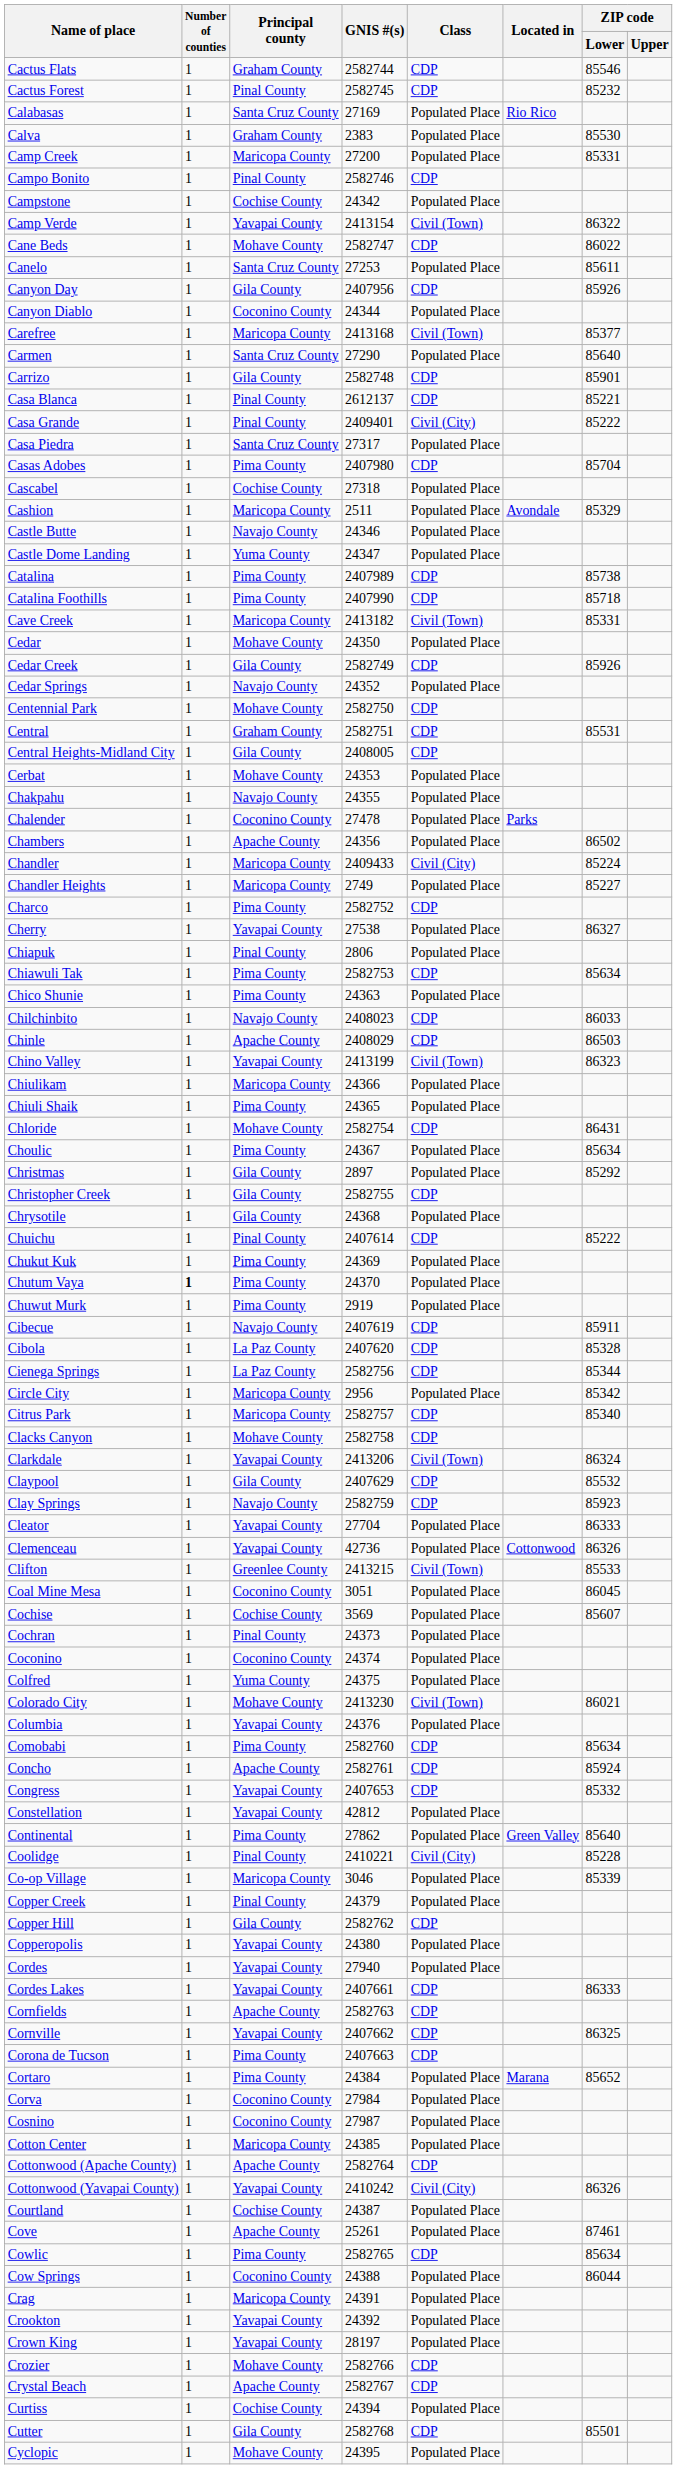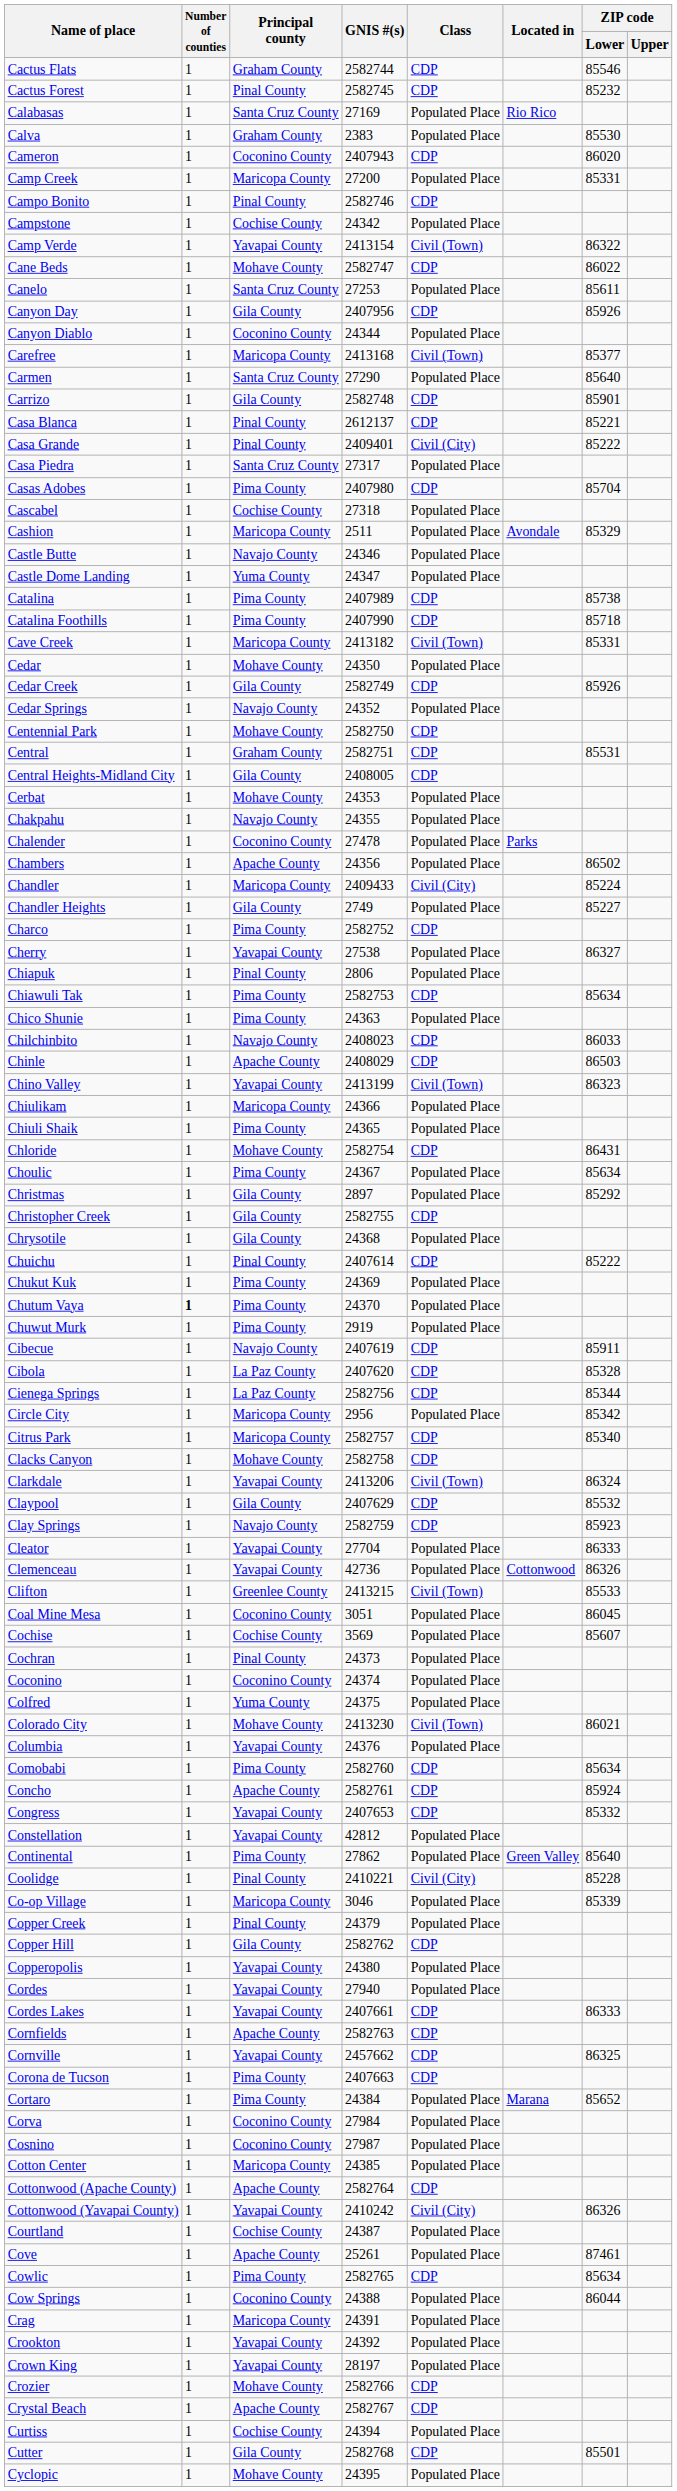+ row: (33, 157)
(282, 885) Maricopa County -> (267, 907) Gila County
(369, 2033) 2407662 -> (369, 2055) 2457662
